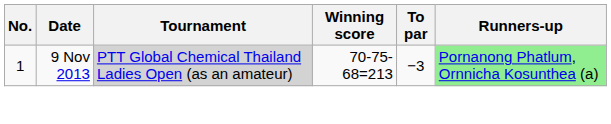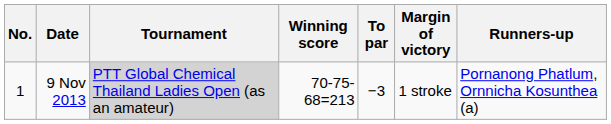+ column: (426, 33)
(519, 66) lightgreen background -> (529, 91) no background
